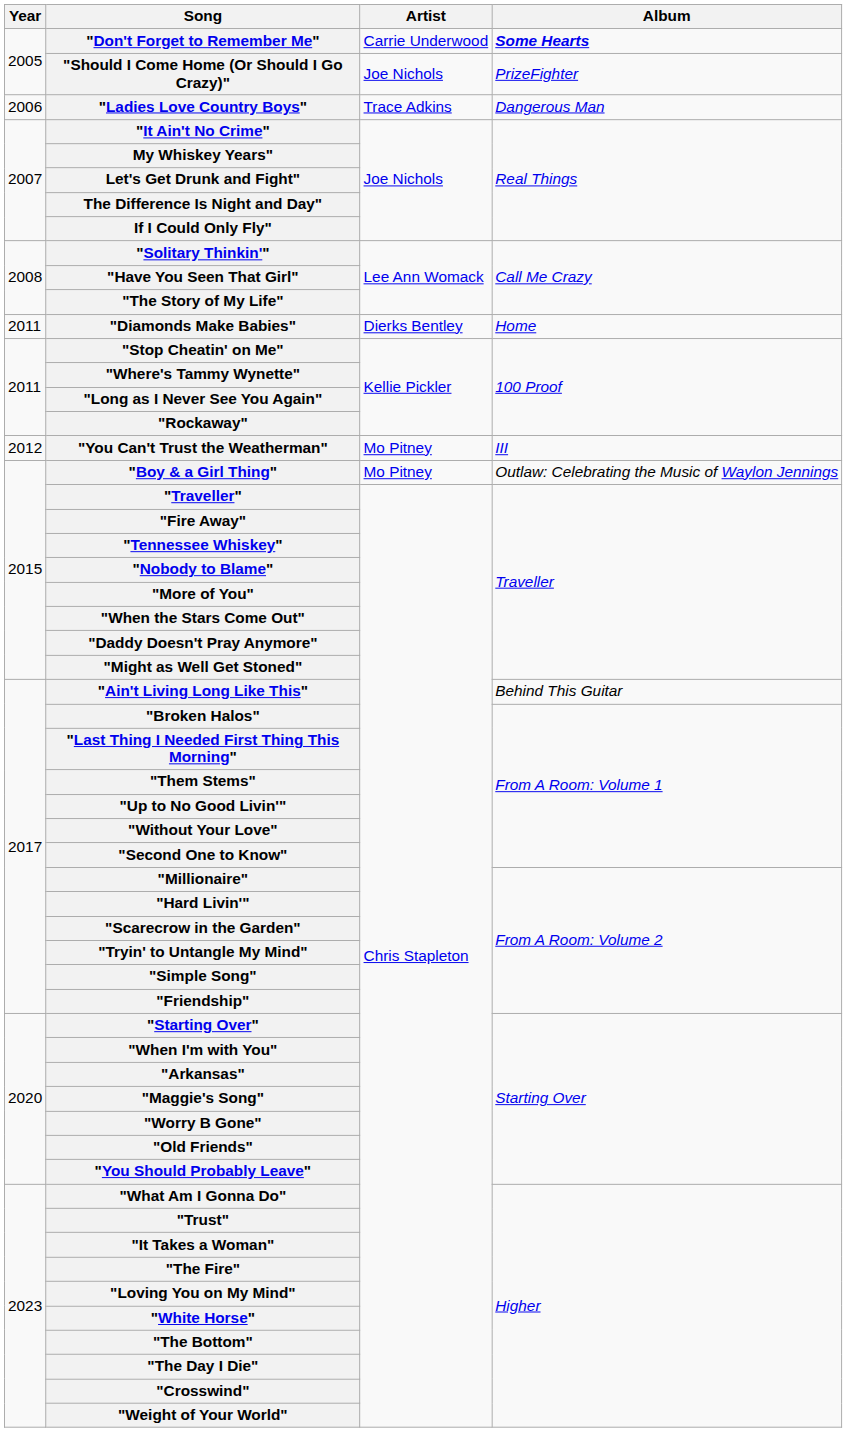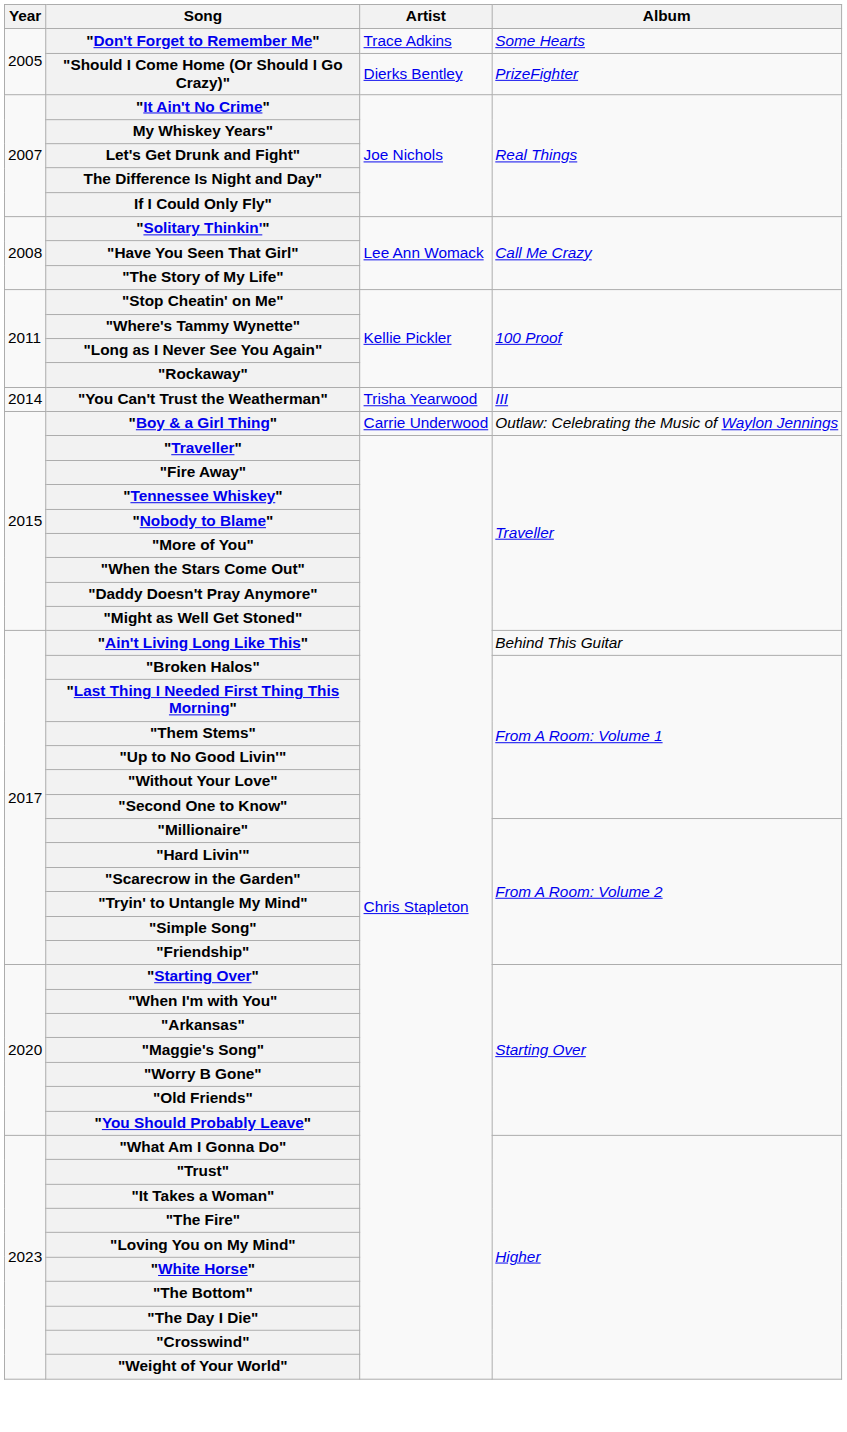(426, 41) Carrie Underwood -> (408, 41) Trace Adkins
(542, 41) bold -> (540, 41) normal
(403, 74) Joe Nichols -> (413, 74) Dierks Bentley
- row: (203, 107)
- row: (203, 326)
(25, 448) 2012 -> (25, 399) 2014
(398, 448) Mo Pitney -> (420, 399) Trisha Yearwood
(398, 472) Mo Pitney -> (426, 423) Carrie Underwood
